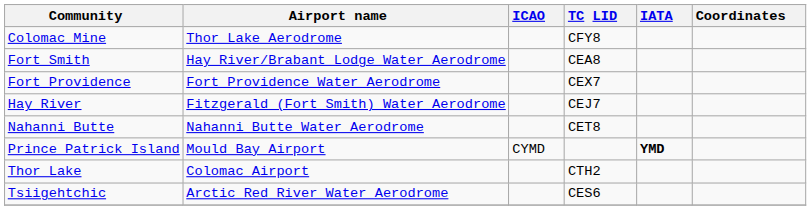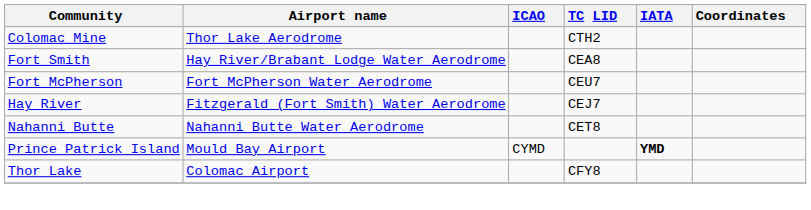(584, 38) CFY8 -> (584, 38) CTH2
+ row: (65, 82)
- row: (69, 82)
(584, 171) CTH2 -> (584, 171) CFY8
- row: (57, 194)
